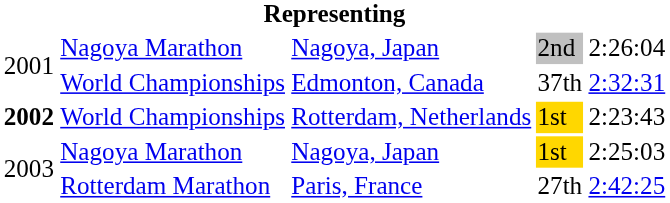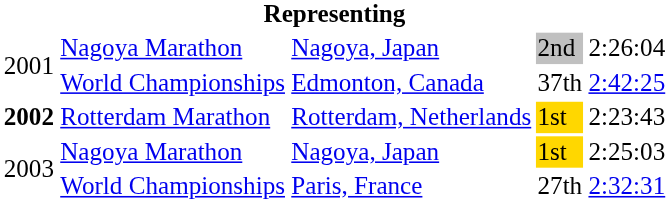(627, 82) 2:32:31 -> (627, 82) 2:42:25
(173, 117) World Championships -> (165, 117) Rotterdam Marathon
(165, 186) Rotterdam Marathon -> (173, 186) World Championships
(627, 186) 2:42:25 -> (627, 186) 2:32:31
